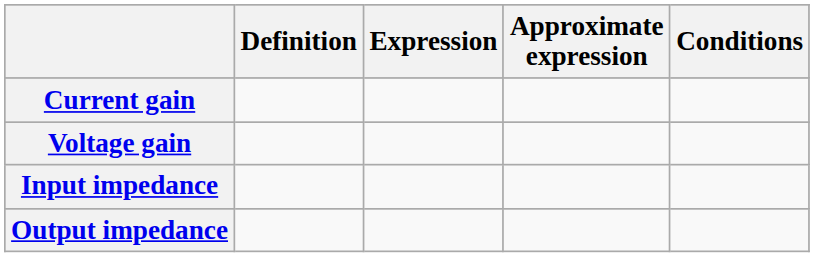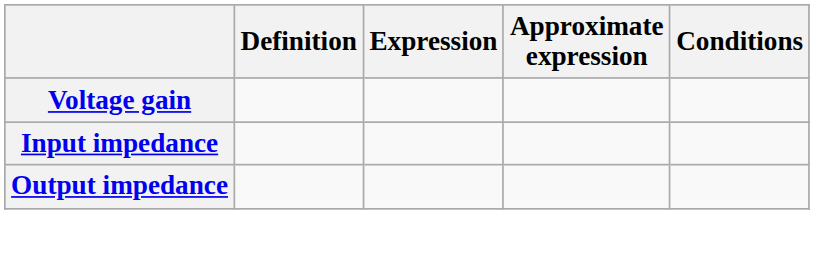- row: (120, 99)
